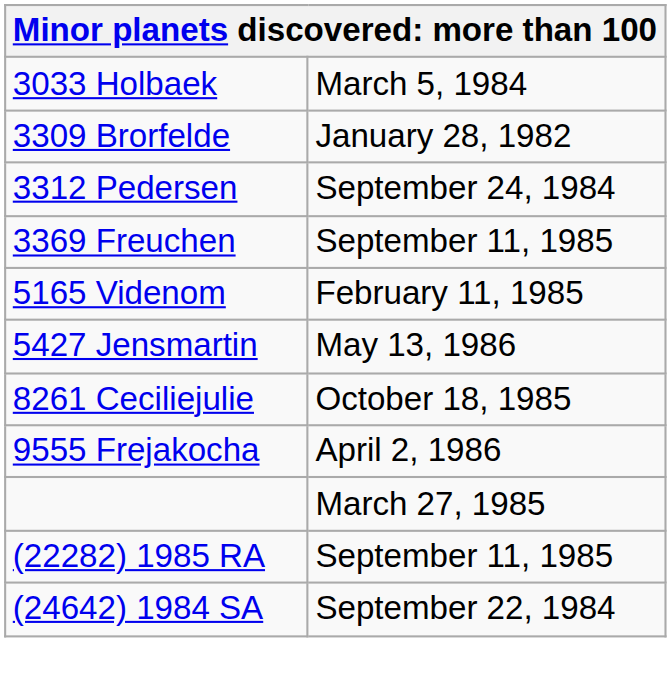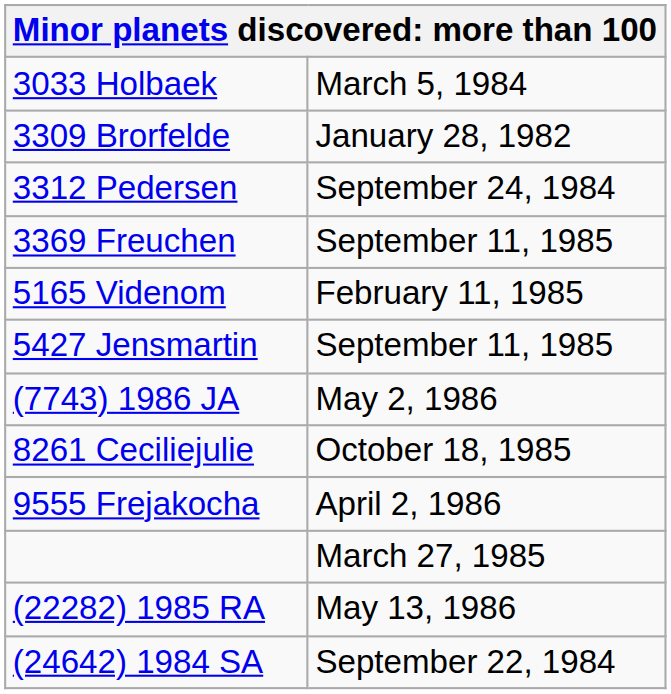(416, 345) May 13, 1986 -> (464, 345) September 11, 1985
+ row: (126, 398)
(464, 556) September 11, 1985 -> (416, 608) May 13, 1986
